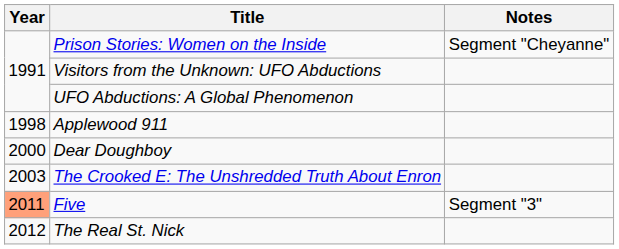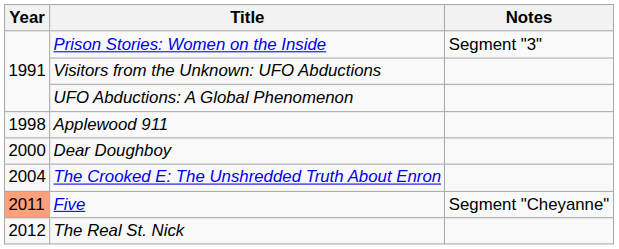(529, 44) Segment "Cheyanne" -> (495, 44) Segment "3"
(27, 177) 2003 -> (27, 177) 2004
(495, 204) Segment "3" -> (529, 204) Segment "Cheyanne"
